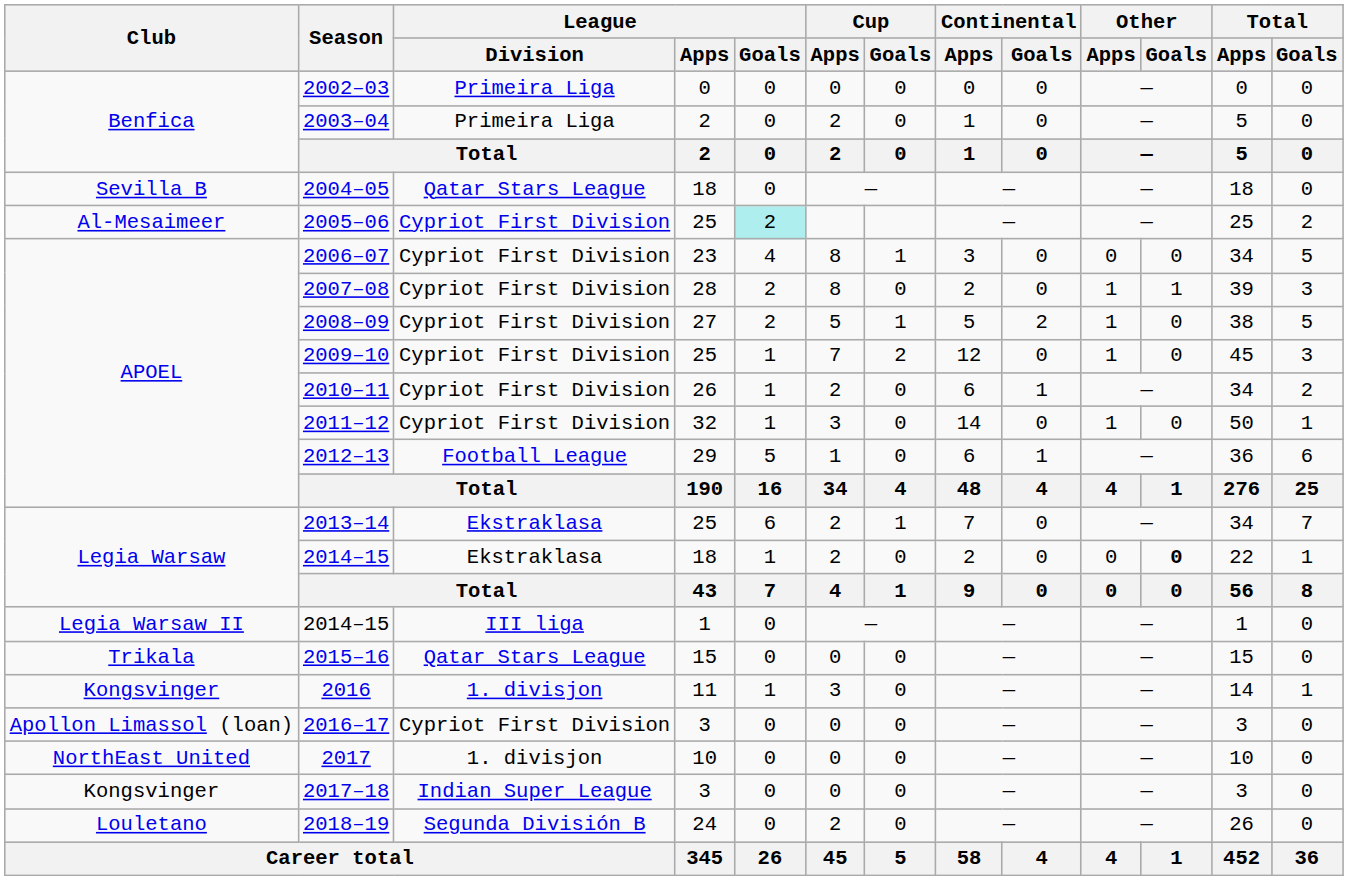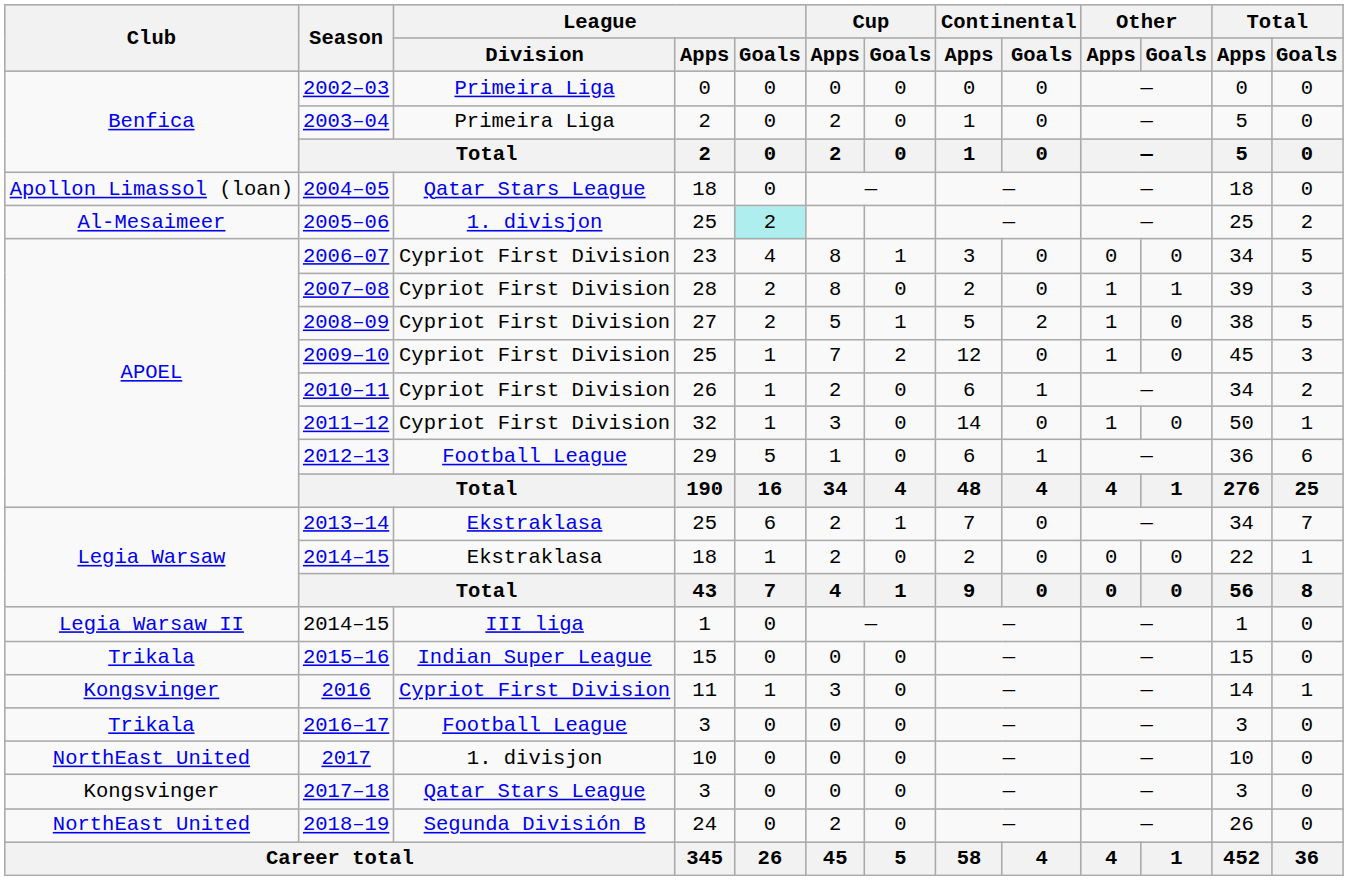(151, 189) Sevilla B -> (151, 189) Apollon Limassol (loan)
(535, 222) Cypriot First Division -> (535, 222) 1. divisjon
(1176, 557) bold -> (1176, 557) normal
(535, 658) Qatar Stars League -> (535, 658) Indian Super League
(535, 691) 1. divisjon -> (535, 691) Cypriot First Division
(151, 725) Apollon Limassol (loan) -> (151, 725) Trikala
(535, 725) Cypriot First Division -> (535, 725) Football League
(535, 791) Indian Super League -> (535, 791) Qatar Stars League
(151, 825) Louletano -> (151, 825) NorthEast United
